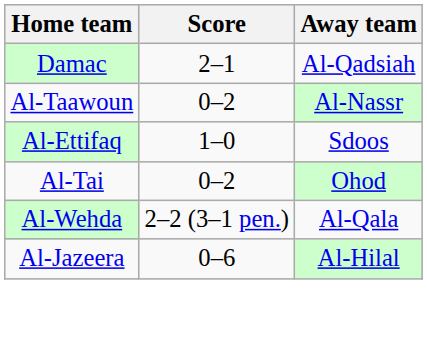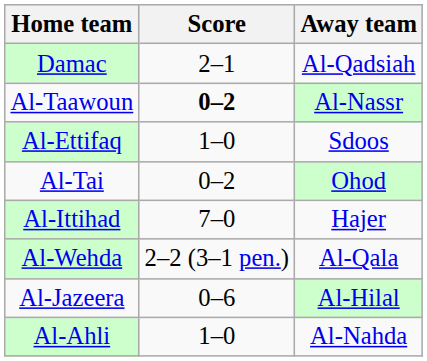(217, 102) normal -> (217, 102) bold
+ row: (72, 219)
+ row: (72, 336)
